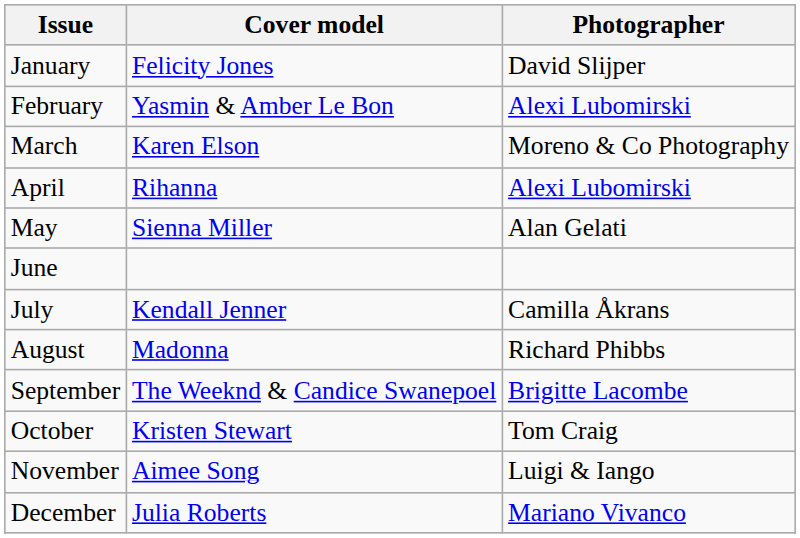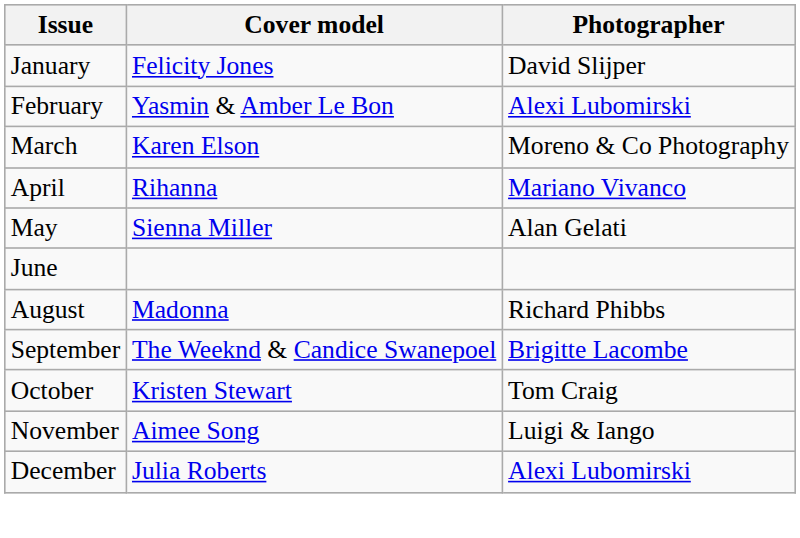(599, 187) Alexi Lubomirski -> (597, 187) Mariano Vivanco
- row: (32, 308)
(597, 512) Mariano Vivanco -> (599, 471) Alexi Lubomirski
